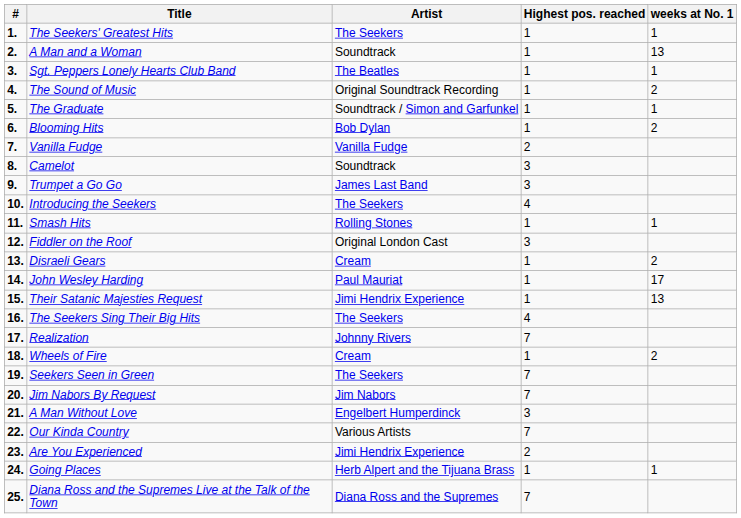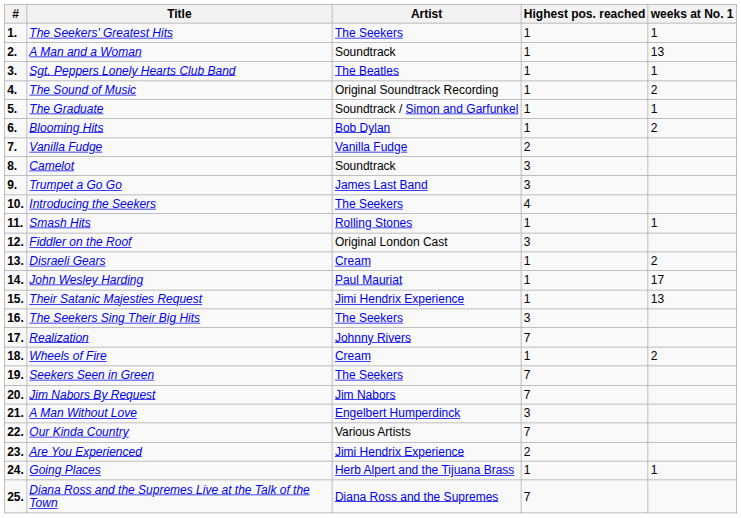(527, 318) 4 -> (527, 318) 3
